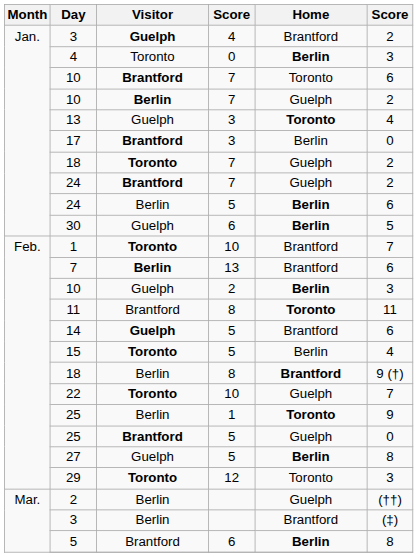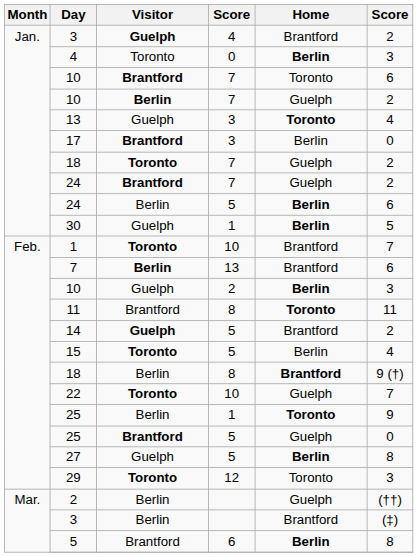(232, 225) 6 -> (232, 225) 1
(390, 330) 6 -> (390, 330) 2
